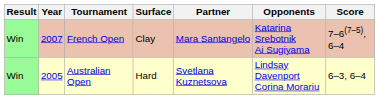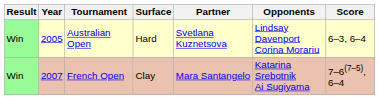rows swapped: (89, 76) <-> (96, 38)
